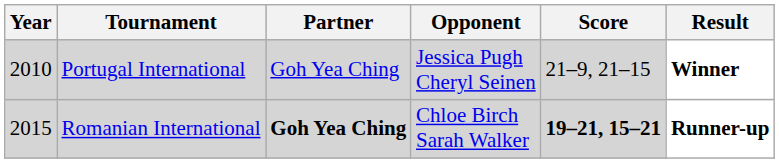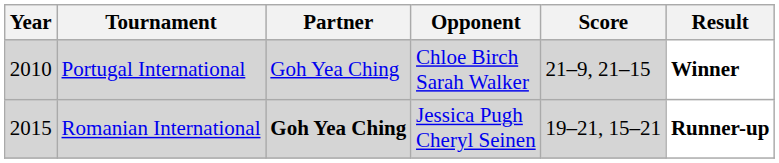(476, 69) Jessica Pugh Cheryl Seinen -> (472, 69) Chloe Birch Sarah Walker
(472, 128) Chloe Birch Sarah Walker -> (476, 128) Jessica Pugh Cheryl Seinen
(603, 128) bold -> (603, 128) normal
